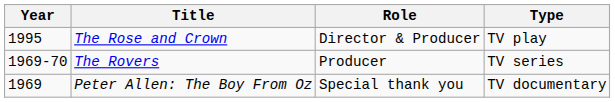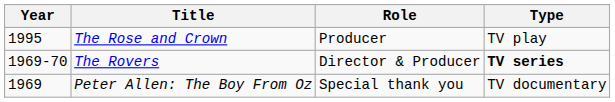(400, 39) Director & Producer -> (353, 39) Producer
(353, 62) Producer -> (400, 62) Director & Producer
(526, 62) normal -> (526, 62) bold
